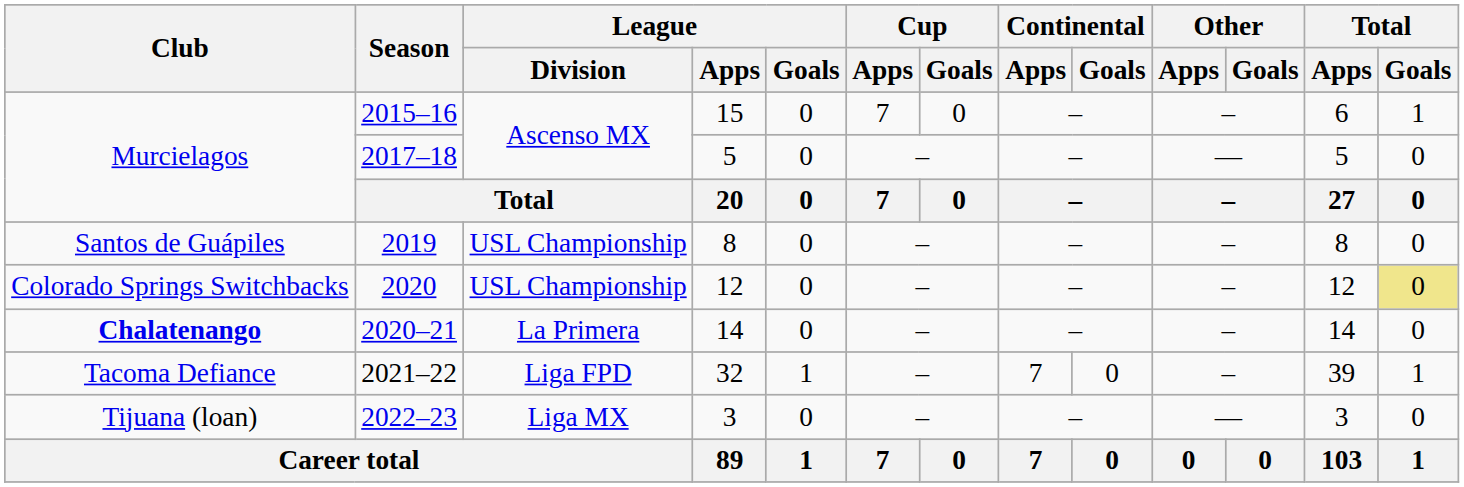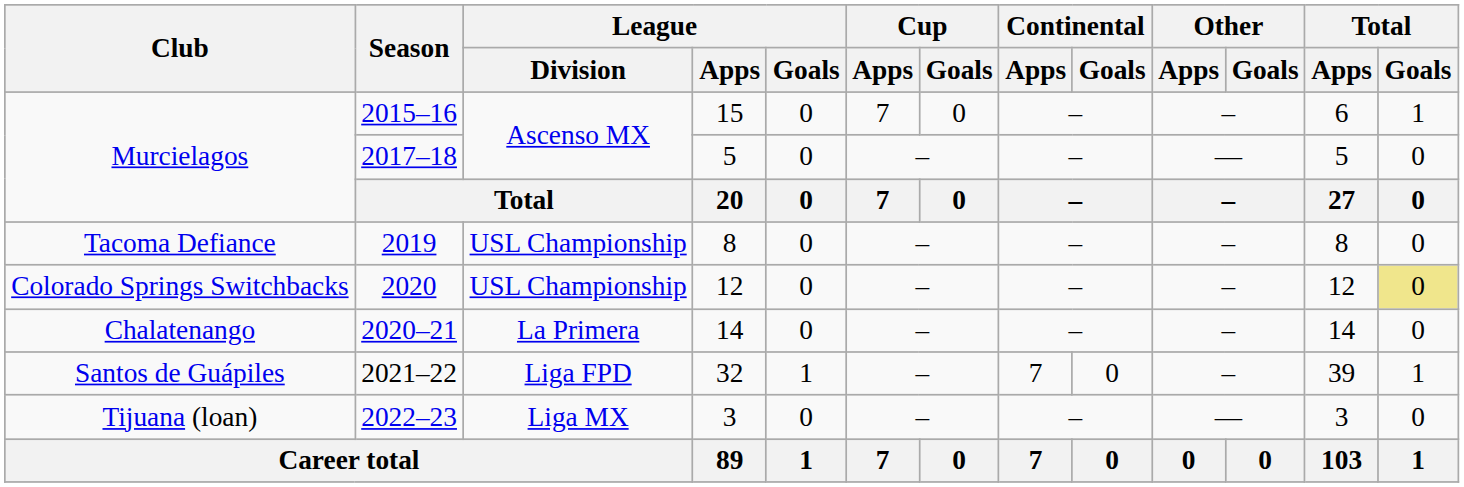(180, 243) Santos de Guápiles -> (180, 243) Tacoma Defiance
(180, 329) bold -> (180, 329) normal
(180, 373) Tacoma Defiance -> (180, 373) Santos de Guápiles
